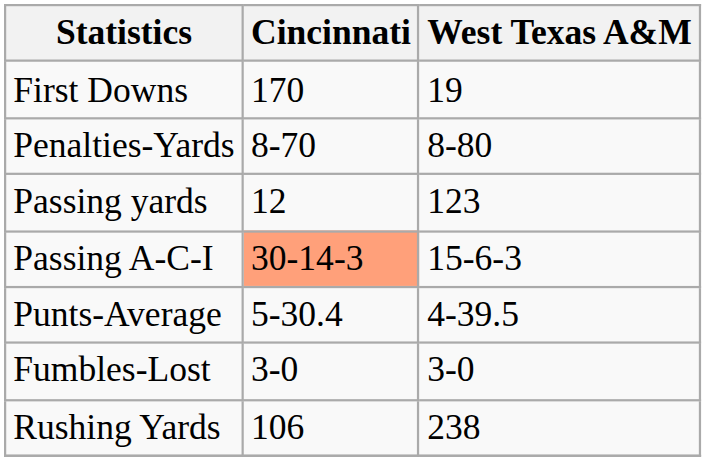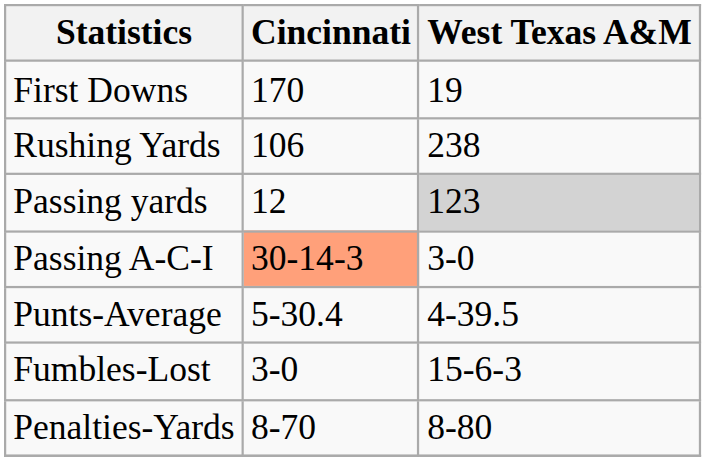rows swapped: (117, 426) <-> (124, 145)
(454, 201) no background -> (454, 201) lightgrey background
(475, 257) 15-6-3 -> (451, 257) 3-0
(451, 370) 3-0 -> (475, 370) 15-6-3
